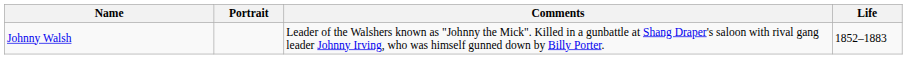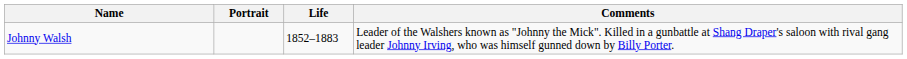columns swapped: (867, 13) <-> (558, 13)
